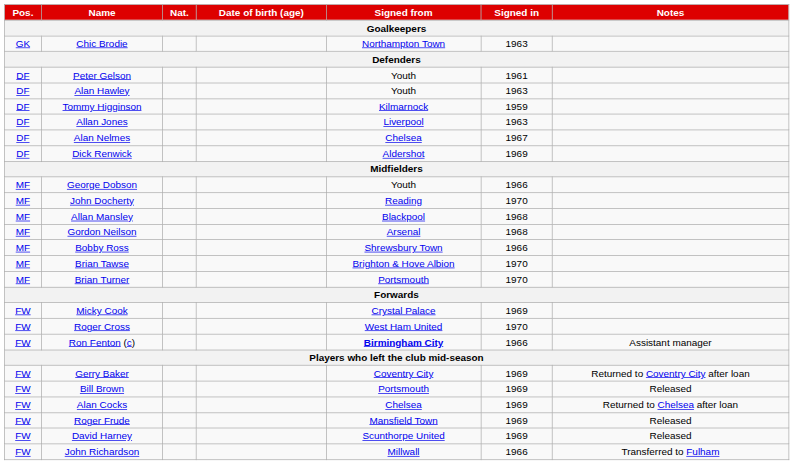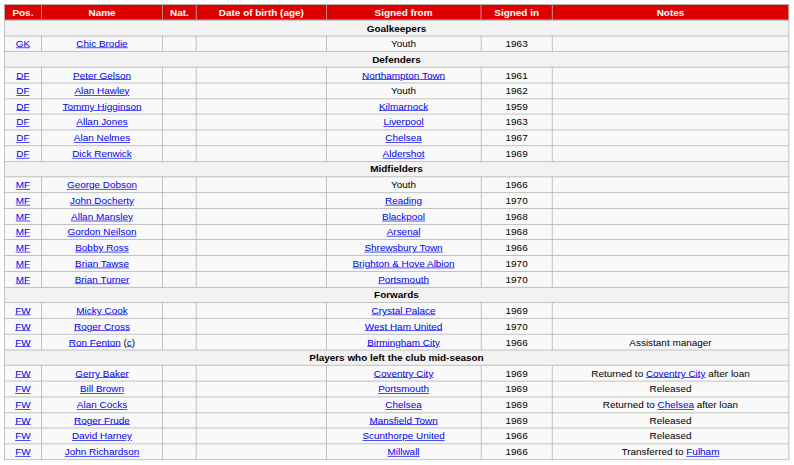(404, 44) Northampton Town -> (404, 44) Youth
(404, 75) Youth -> (404, 75) Northampton Town
(517, 91) 1963 -> (517, 91) 1962
(404, 342) bold -> (404, 342) normal
(517, 436) 1969 -> (517, 436) 1966
